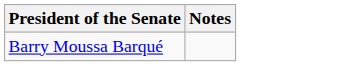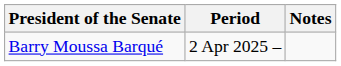+ column: (235, 18)
